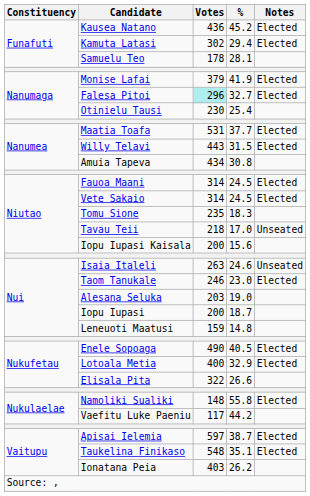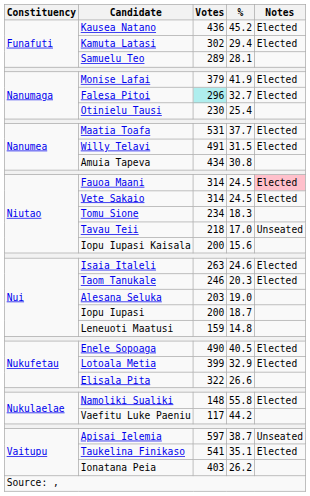(216, 59) 178 -> (216, 59) 289
(216, 147) 443 -> (216, 147) 491
(277, 183) no background -> (277, 183) pink background
(216, 214) 235 -> (216, 214) 234
(280, 266) Unseated -> (277, 266) Elected
(240, 281) 23.0 -> (240, 281) 20.3
(216, 364) 400 -> (216, 364) 399
(277, 436) Elected -> (280, 436) Unseated
(216, 452) 548 -> (216, 452) 541
